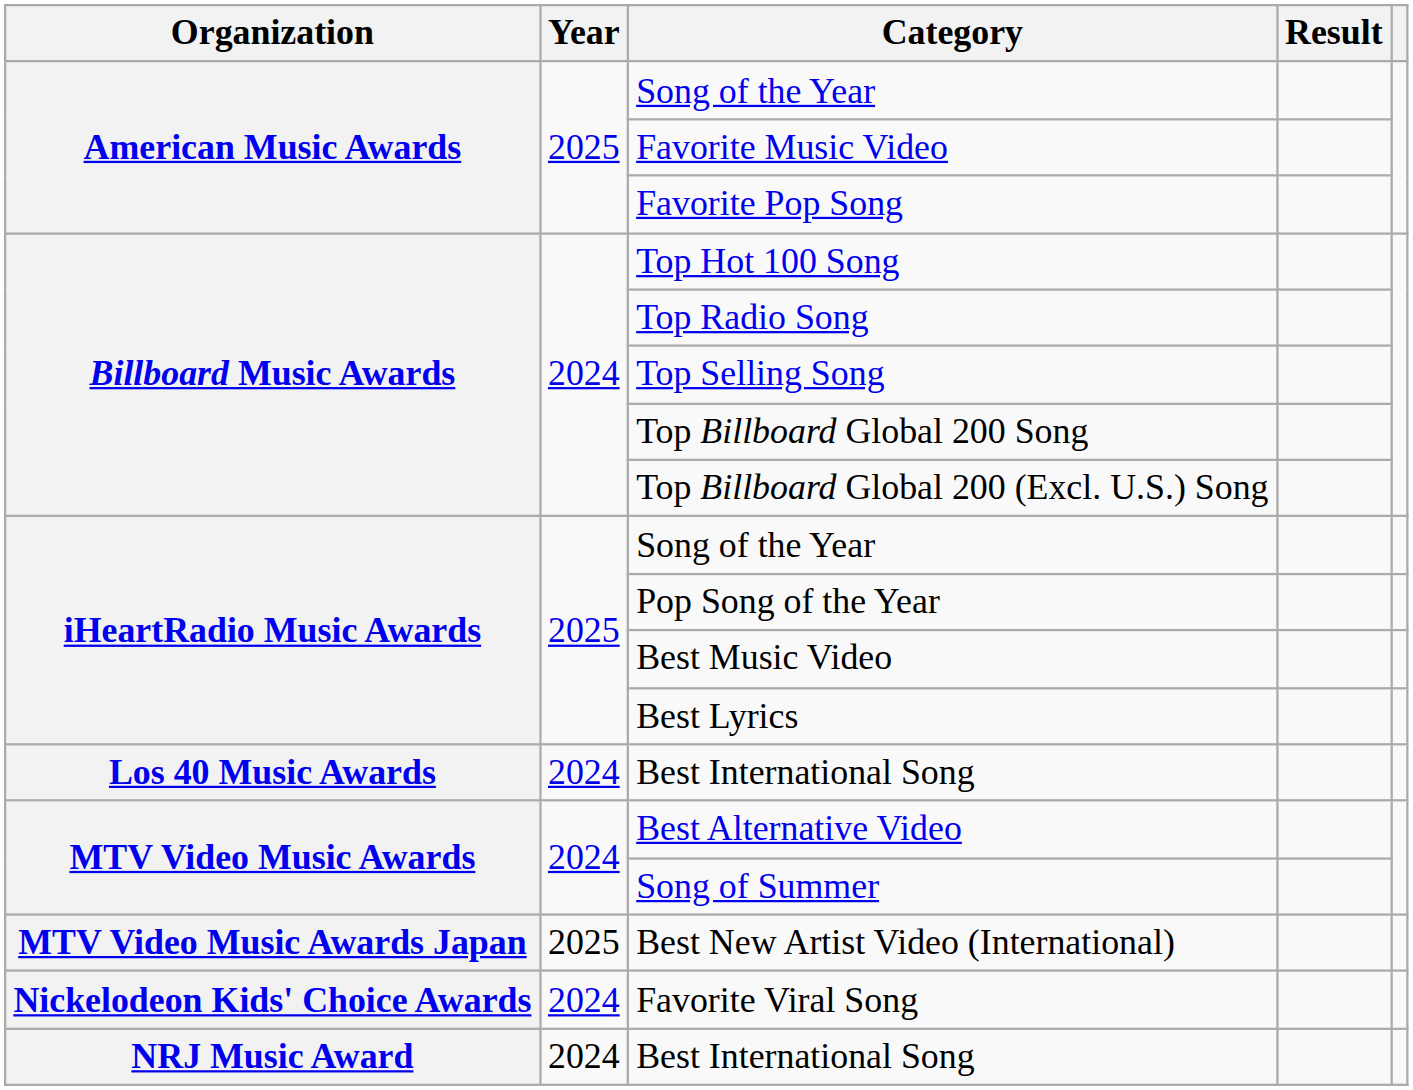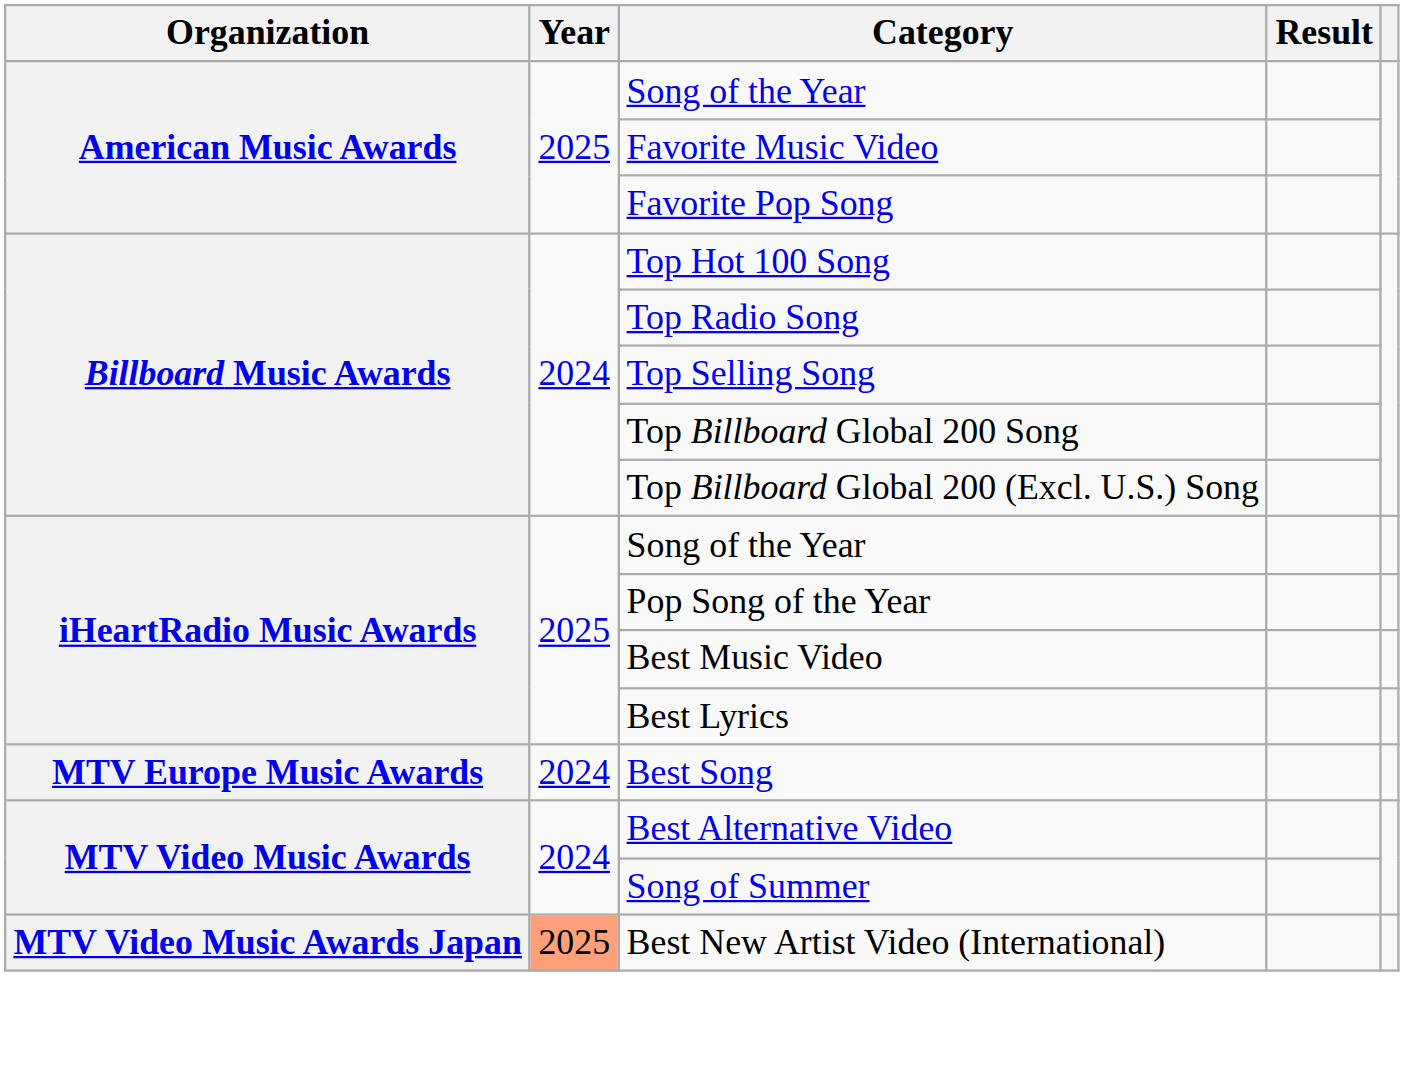- row: (272, 771)
+ row: (268, 771)
(584, 942) no background -> (574, 942) lightsalmon background
- row: (272, 999)
- row: (272, 1056)
